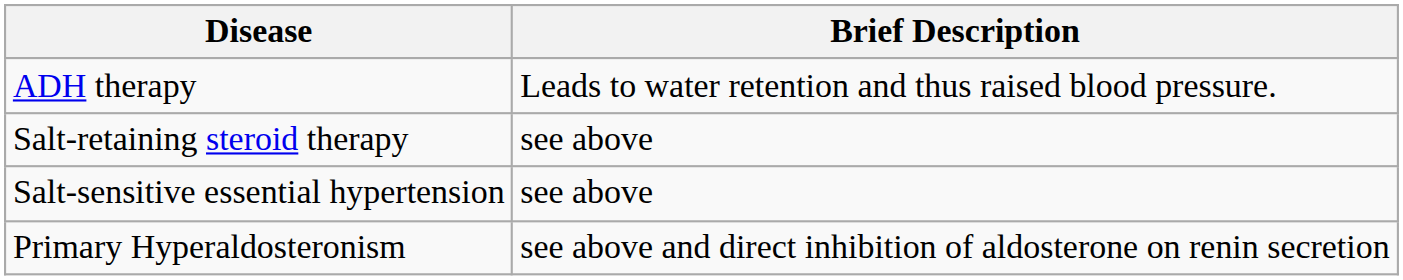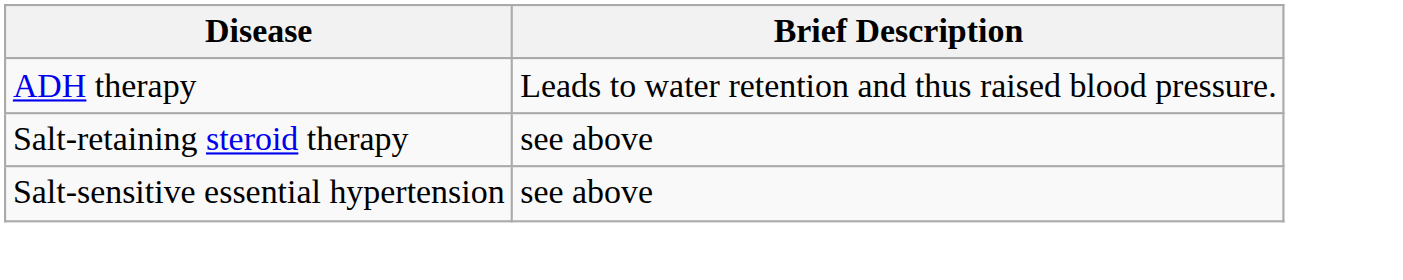- row: (209, 246)
